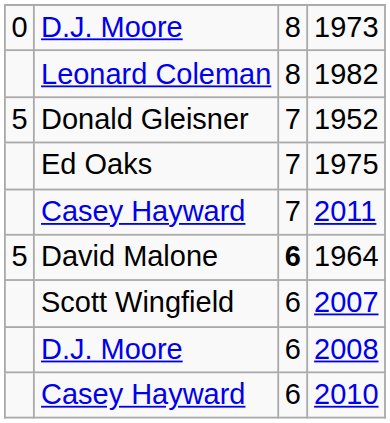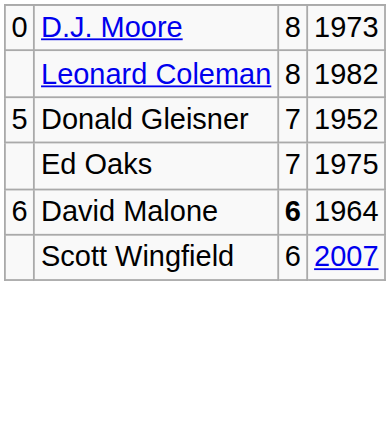- row: (345, 211)
(20, 257) 5 -> (20, 211) 6
- row: (346, 348)
- row: (346, 394)
